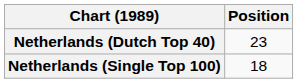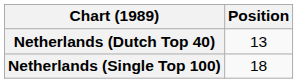(259, 41) 23 -> (259, 41) 13
